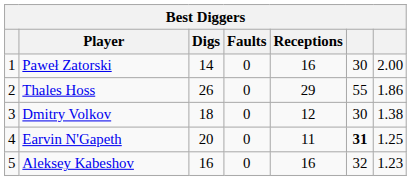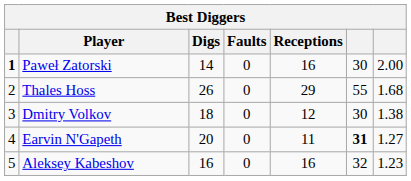(12, 66) normal -> (12, 66) bold
(390, 90) 1.86 -> (390, 90) 1.68
(390, 139) 1.25 -> (390, 139) 1.27
